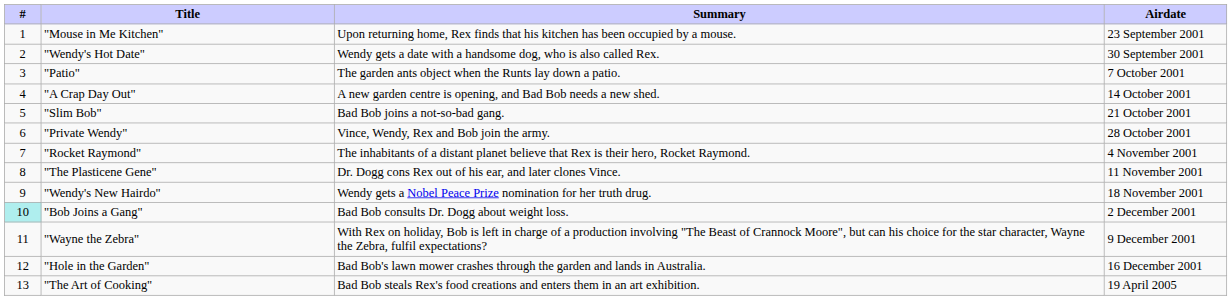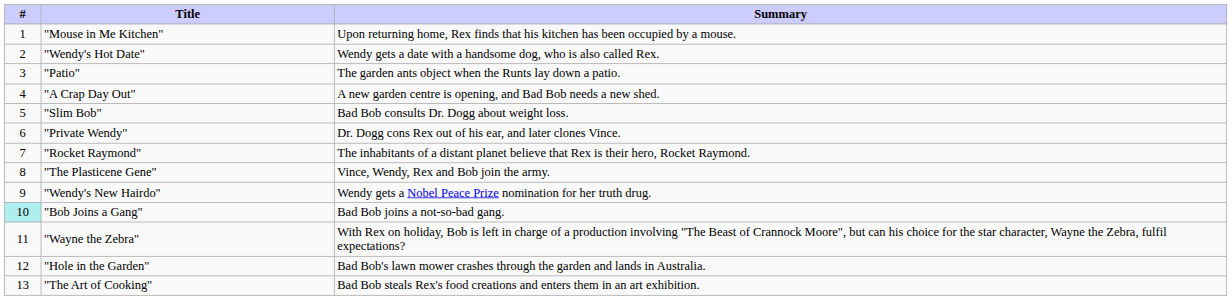- column: (1166, 14)
(421, 113) Bad Bob joins a not-so-bad gang. -> (453, 113) Bad Bob consults Dr. Dogg about weight loss.
(444, 133) Vince, Wendy, Rex and Bob join the army. -> (479, 133) Dr. Dogg cons Rex out of his ear, and later clones Vince.
(479, 172) Dr. Dogg cons Rex out of his ear, and later clones Vince. -> (444, 172) Vince, Wendy, Rex and Bob join the army.
(453, 212) Bad Bob consults Dr. Dogg about weight loss. -> (421, 212) Bad Bob joins a not-so-bad gang.
